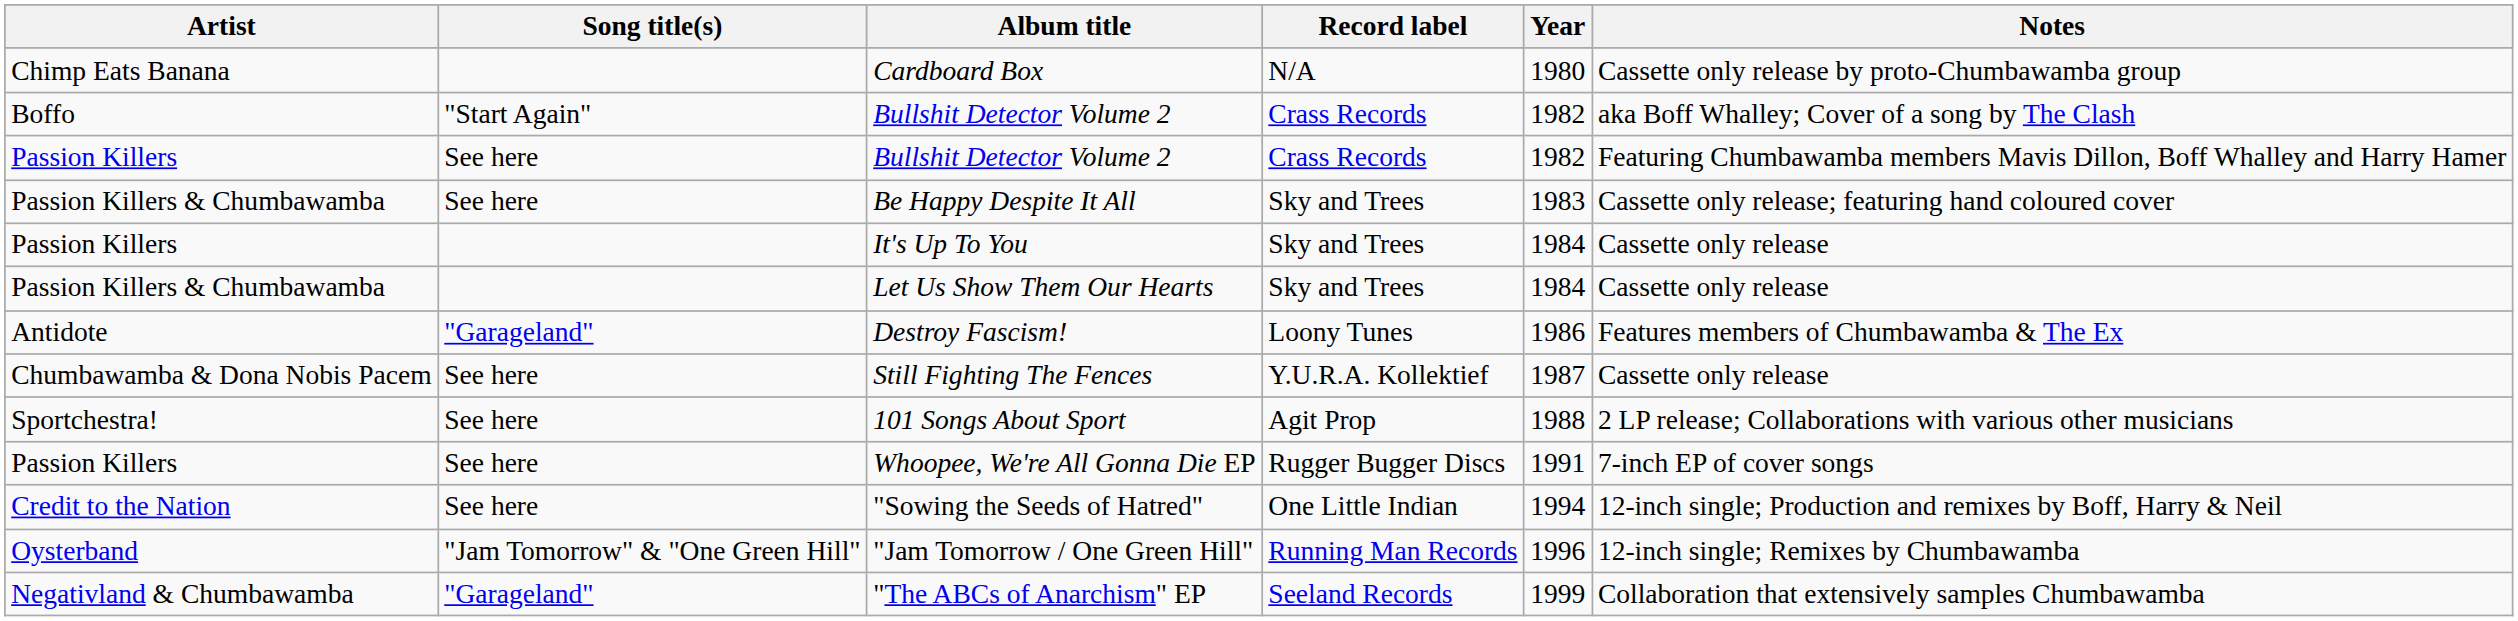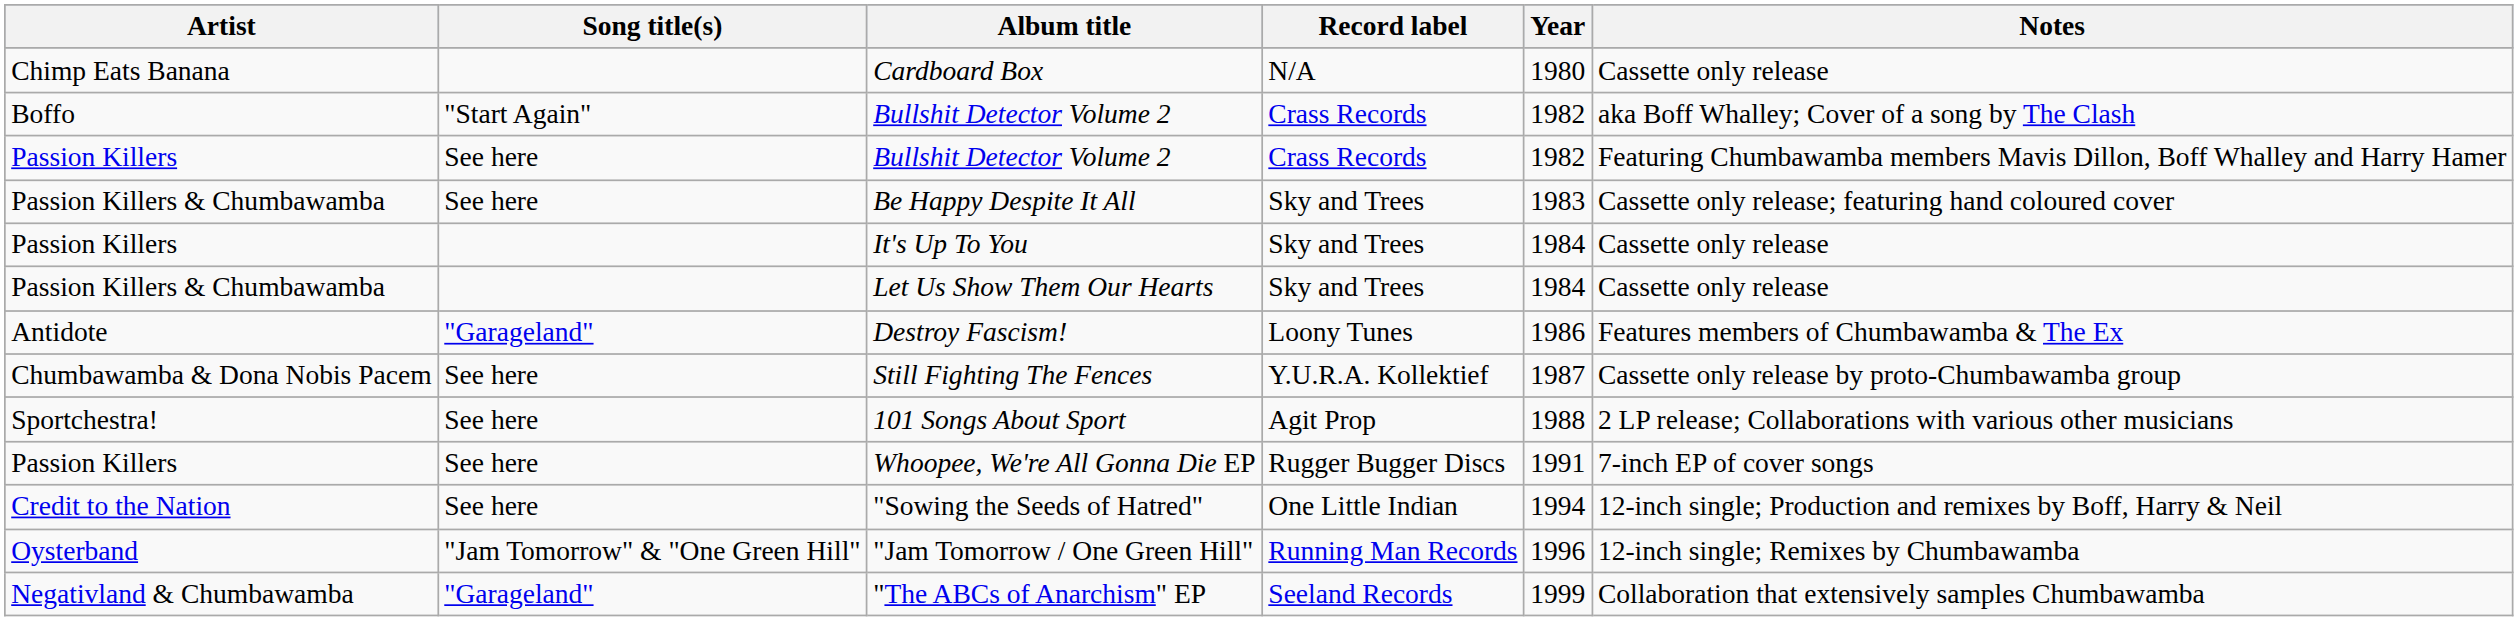(1889, 69) Cassette only release by proto-Chumbawamba group -> (1713, 69) Cassette only release
(1713, 375) Cassette only release -> (1889, 375) Cassette only release by proto-Chumbawamba group
